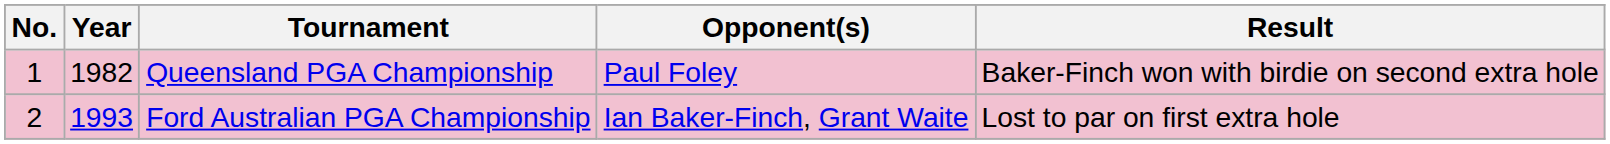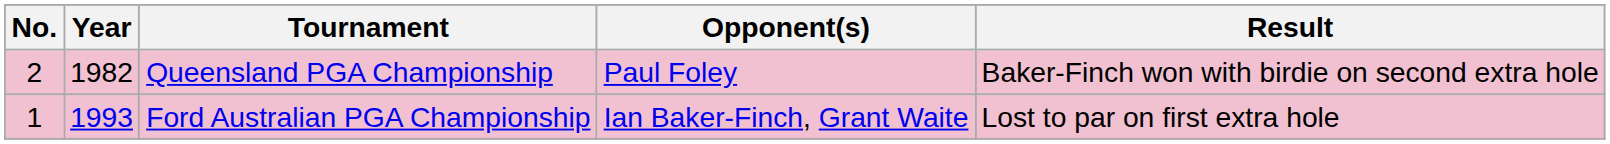(34, 72) 1 -> (34, 72) 2
(34, 117) 2 -> (34, 117) 1
